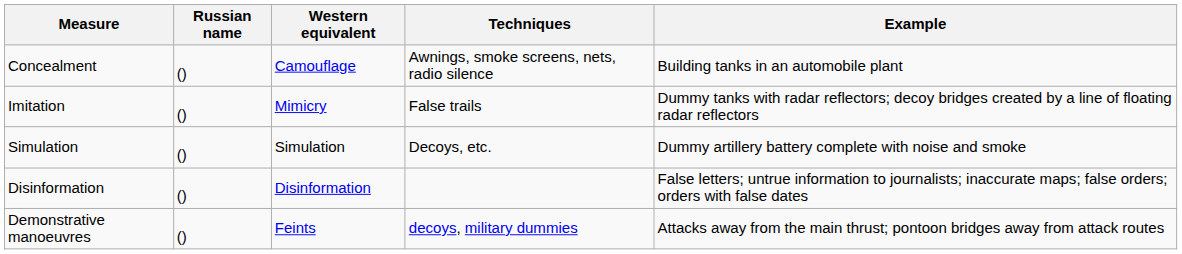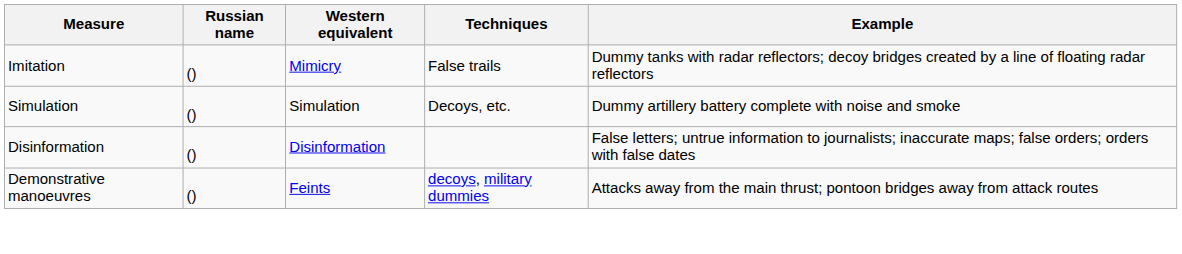- row: (52, 65)
